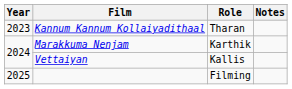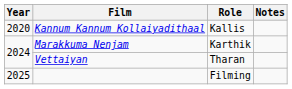(18, 28) 2023 -> (18, 28) 2020
(227, 28) Tharan -> (227, 28) Kallis
(227, 60) Kallis -> (227, 60) Tharan
